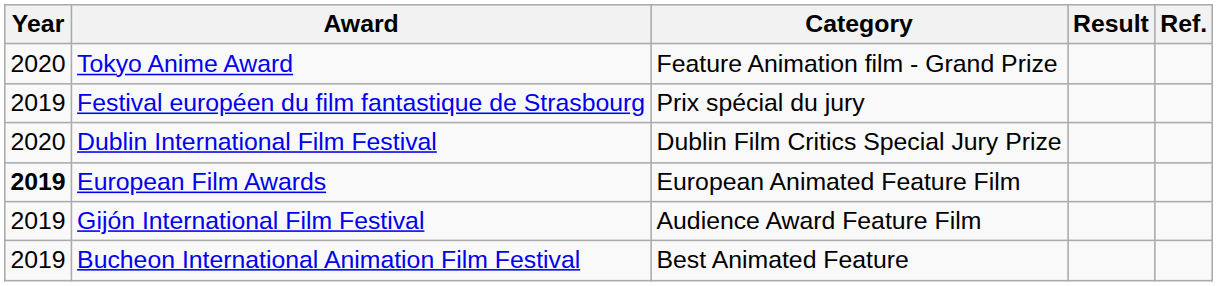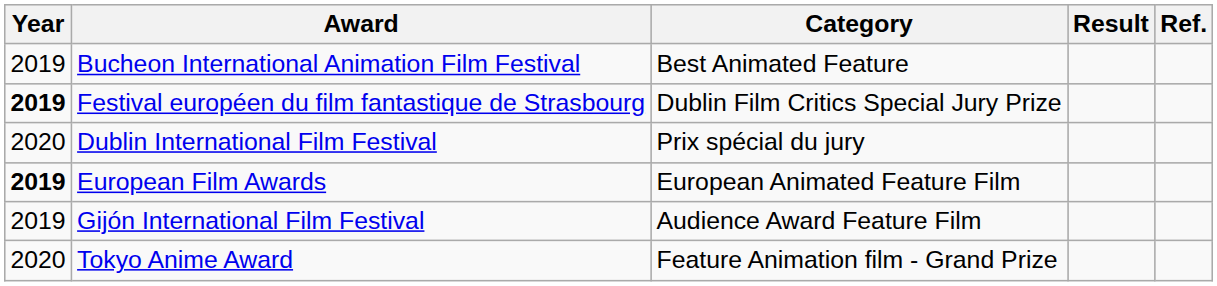rows swapped: (329, 260) <-> (185, 63)
(38, 102) normal -> (38, 102) bold
(761, 102) Prix spécial du jury -> (859, 102) Dublin Film Critics Special Jury Prize
(859, 142) Dublin Film Critics Special Jury Prize -> (761, 142) Prix spécial du jury
